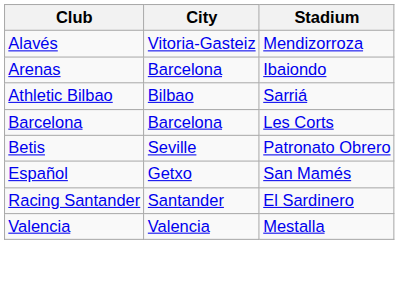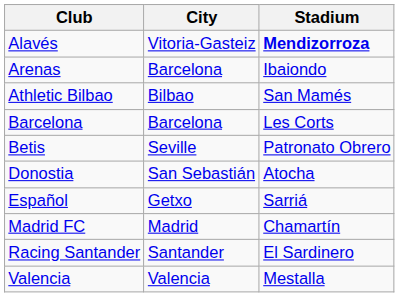(313, 43) normal -> (316, 43) bold
(285, 95) Sarriá -> (307, 95) San Mamés
+ row: (41, 174)
(307, 174) San Mamés -> (285, 200) Sarriá
+ row: (47, 226)
